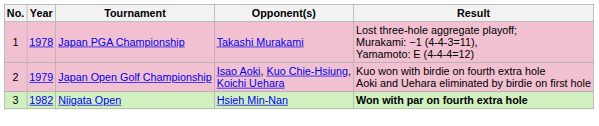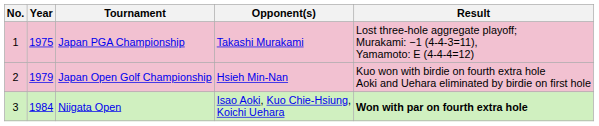(41, 42) 1978 -> (41, 42) 1975
(284, 77) Isao Aoki, Kuo Chie-Hsiung, Koichi Uehara -> (252, 77) Hsieh Min-Nan
(41, 101) 1982 -> (41, 107) 1984
(252, 101) Hsieh Min-Nan -> (284, 107) Isao Aoki, Kuo Chie-Hsiung, Koichi Uehara
